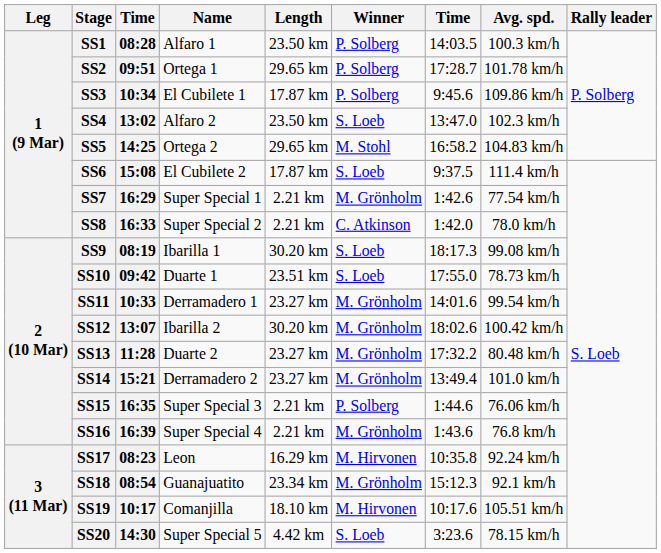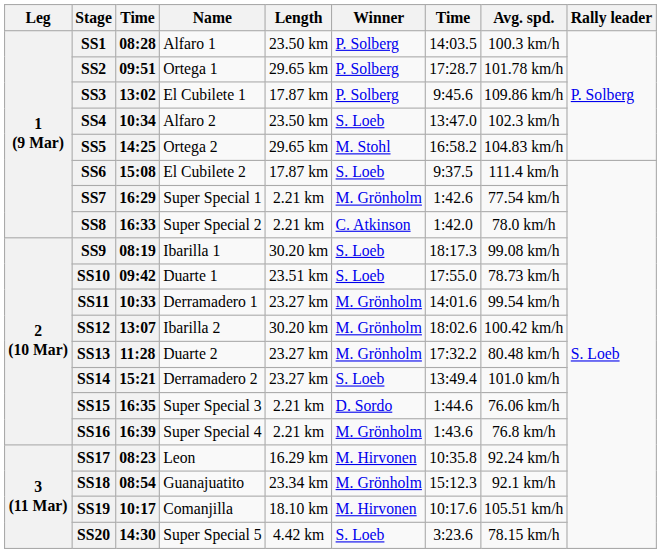(138, 95) 10:34 -> (138, 95) 13:02
(138, 121) 13:02 -> (138, 121) 10:34
(379, 380) M. Grönholm -> (360, 380) S. Loeb
(367, 406) P. Solberg -> (364, 406) D. Sordo
